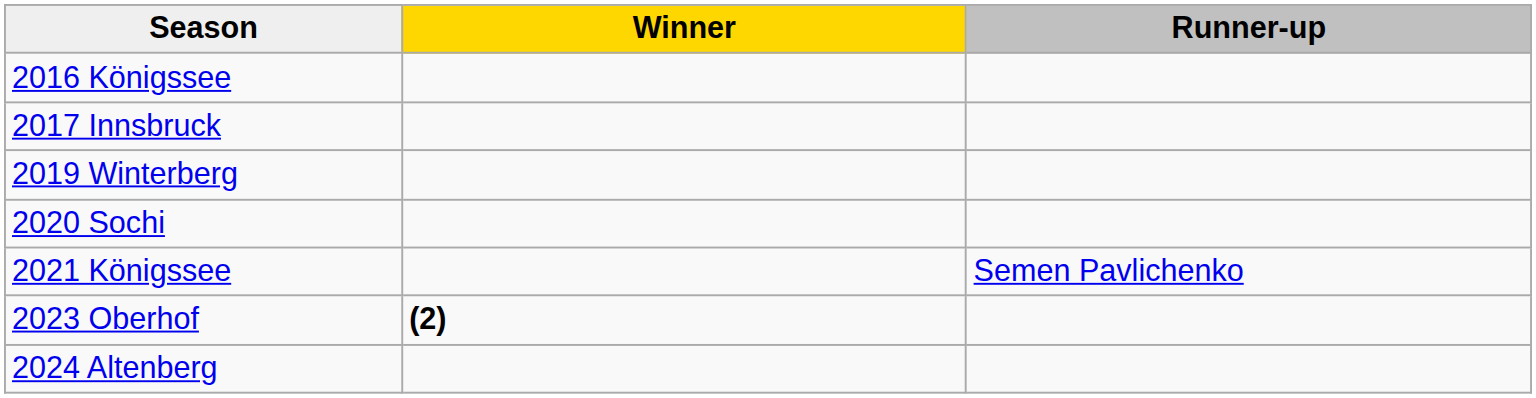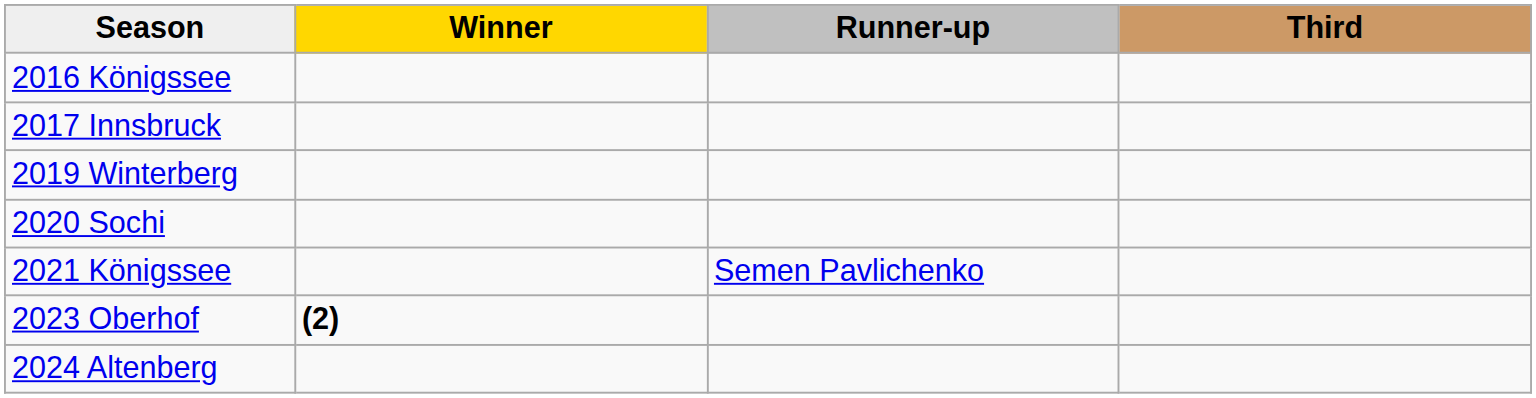+ column: (1325, 28)
